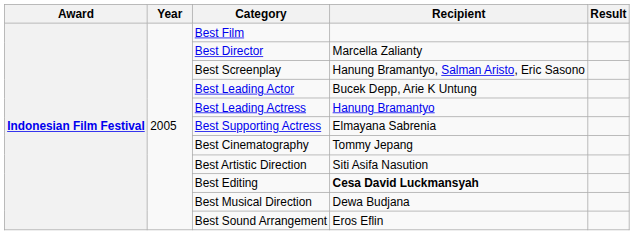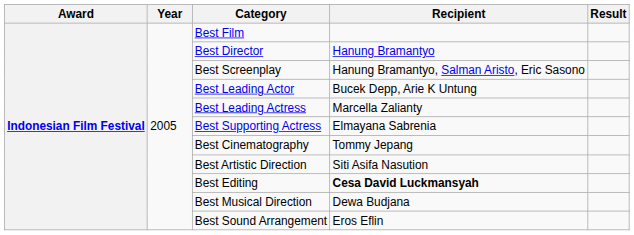(377, 51) Marcella Zalianty -> (384, 51) Hanung Bramantyo
(384, 108) Hanung Bramantyo -> (377, 108) Marcella Zalianty
